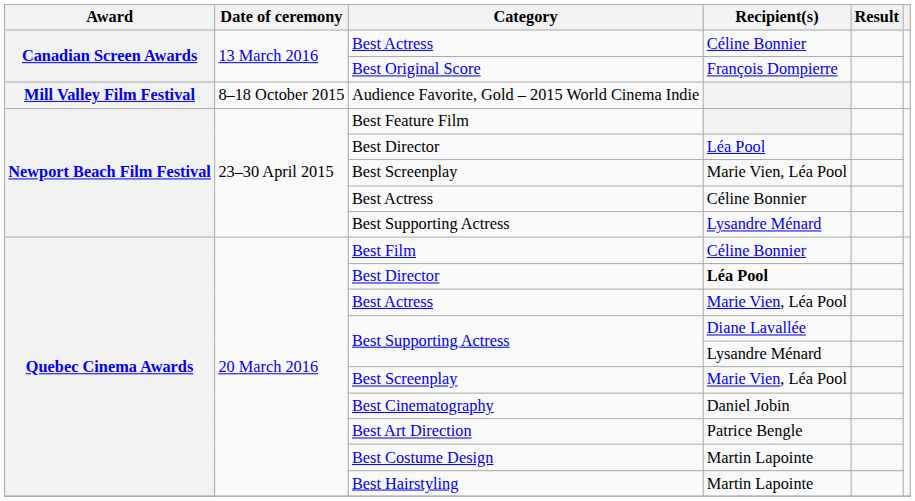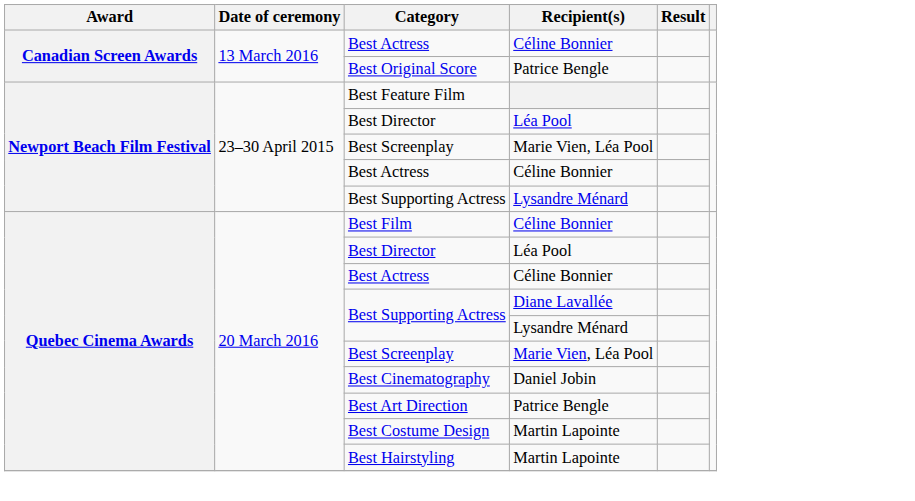(772, 69) François Dompierre -> (561, 69) Patrice Bengle
- row: (110, 95)
(737, 276) bold -> (542, 250) normal
(777, 302) Marie Vien, Léa Pool -> (563, 276) Céline Bonnier
